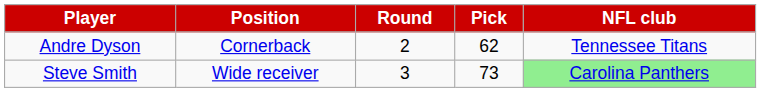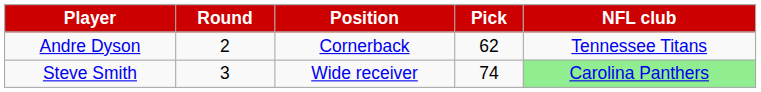columns swapped: (265, 18) <-> (405, 18)
(489, 73) 73 -> (489, 73) 74
